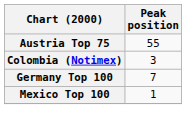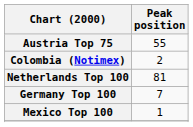(153, 60) 3 -> (160, 60) 2
+ row: (68, 78)
